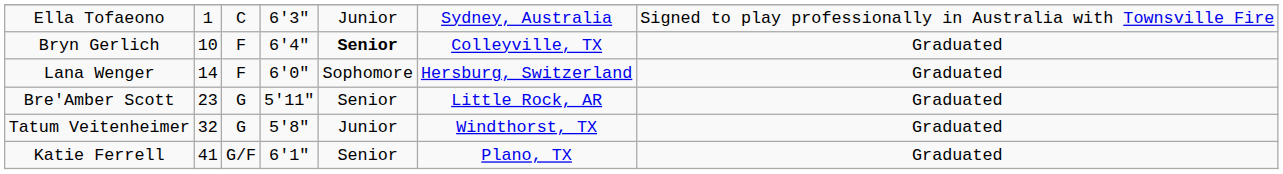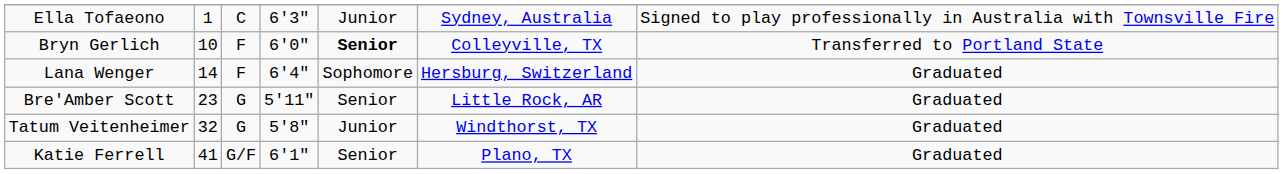(289, 46) 6'4" -> (289, 46) 6'0"
(957, 46) Graduated -> (957, 46) Transferred to Portland State
(289, 73) 6'0" -> (289, 73) 6'4"
